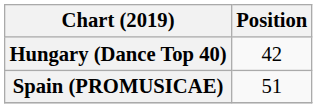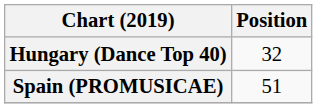(272, 53) 42 -> (272, 53) 32
